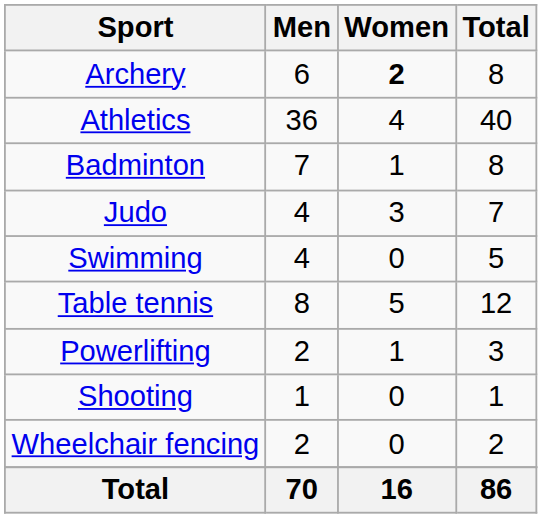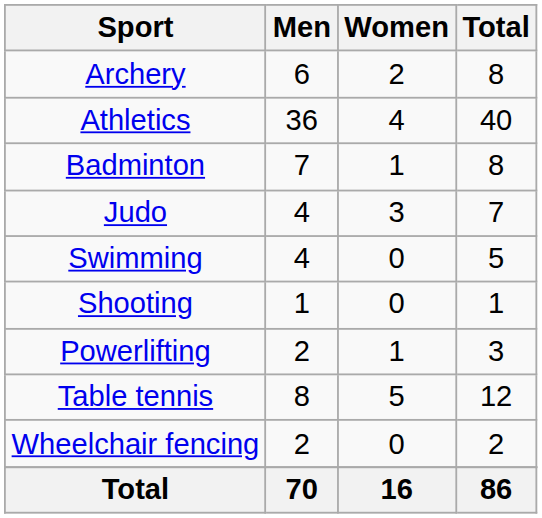(397, 73) bold -> (397, 73) normal
rows swapped: (135, 397) <-> (135, 304)
